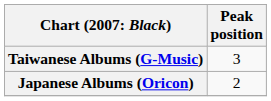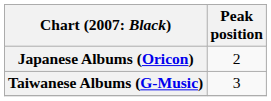rows swapped: (106, 83) <-> (106, 58)
